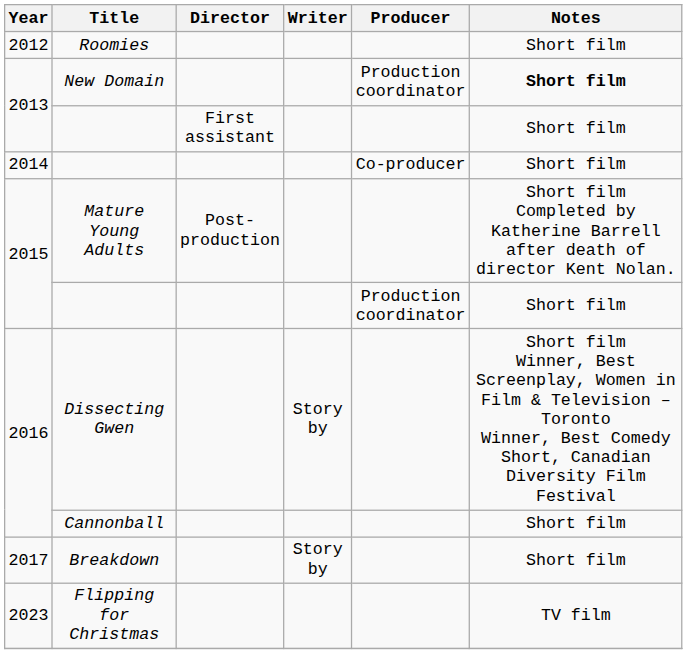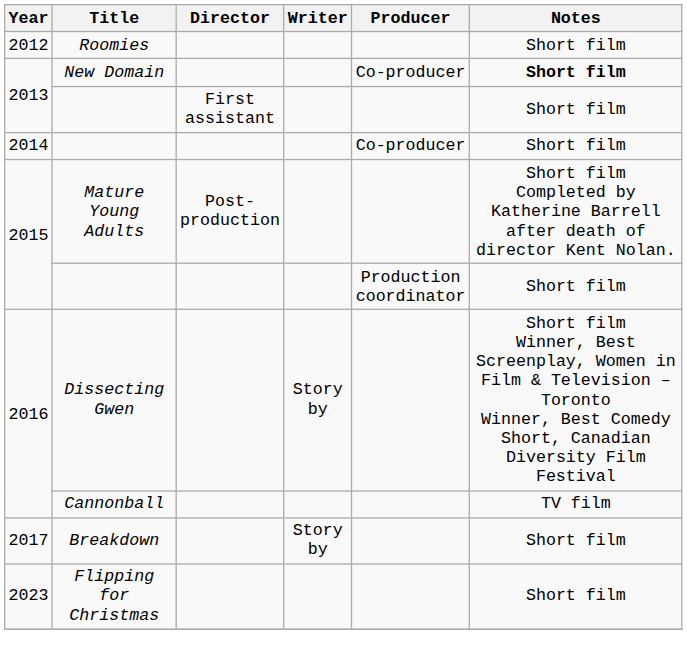(411, 82) Production coordinator -> (411, 72) Co-producer
(576, 523) Short film -> (576, 504) TV film
(576, 616) TV film -> (576, 597) Short film
